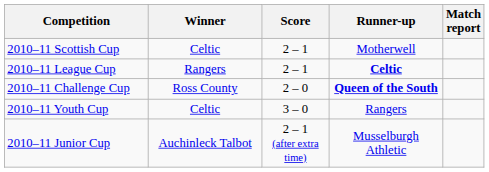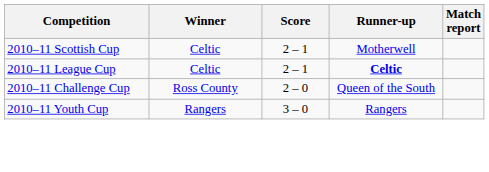(205, 68) Rangers -> (205, 68) Celtic
(386, 88) bold -> (386, 88) normal
(205, 108) Celtic -> (205, 108) Rangers
- row: (59, 143)
